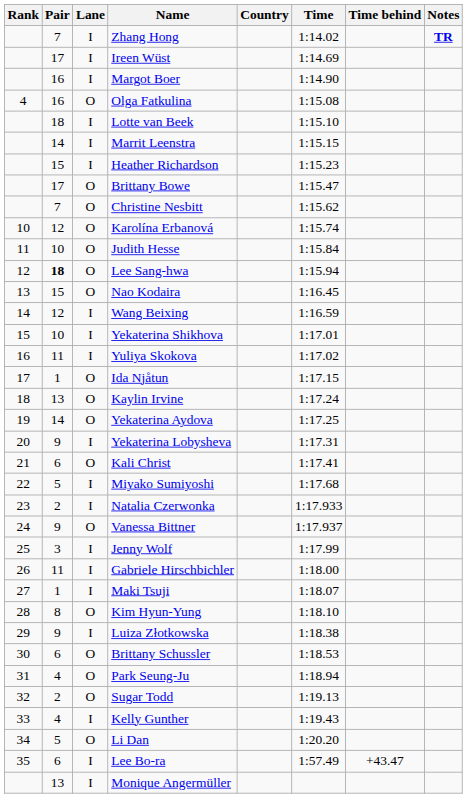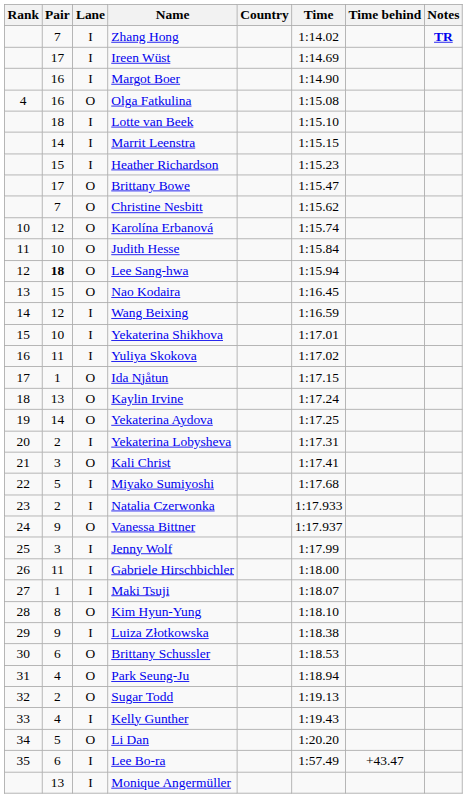(57, 441) 9 -> (57, 441) 2
(57, 462) 6 -> (57, 462) 3
